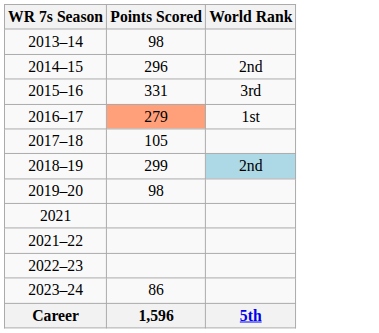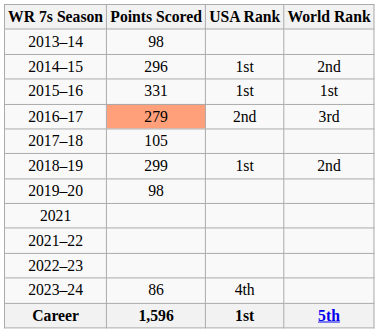+ column: (245, 16)
(251, 91) 3rd -> (329, 91) 1st
(251, 116) 1st -> (329, 116) 3rd
(251, 166) lightblue background -> (329, 166) no background
